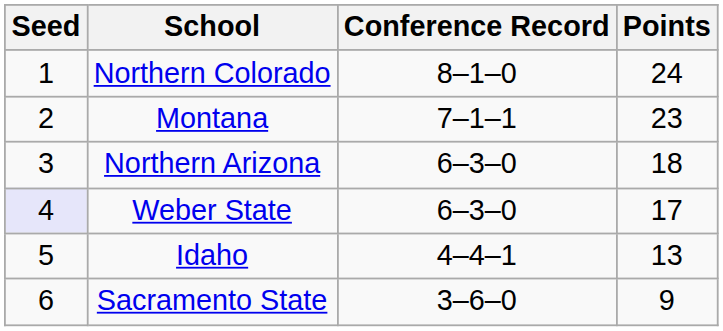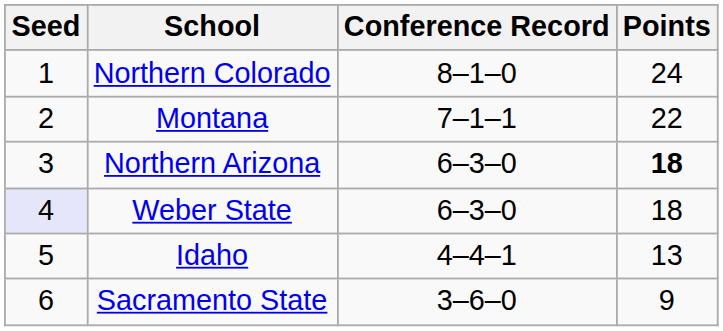(667, 118) 23 -> (667, 118) 22
(667, 164) normal -> (667, 164) bold
(667, 210) 17 -> (667, 210) 18
